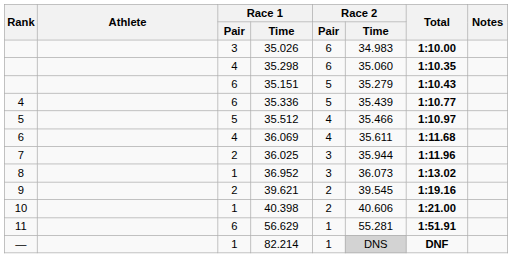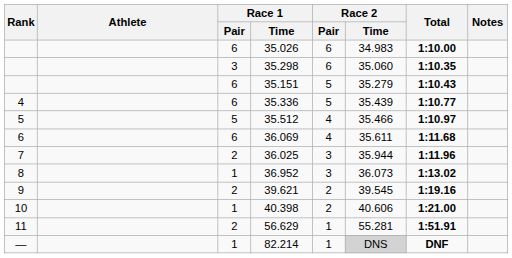(234, 48) 3 -> (234, 48) 6
(234, 66) 4 -> (234, 66) 3
(234, 137) 4 -> (234, 137) 6
(234, 226) 6 -> (234, 226) 2
